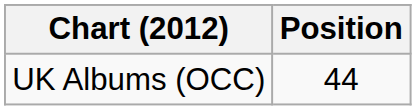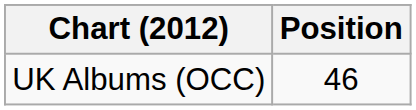(341, 78) 44 -> (341, 78) 46
